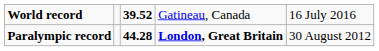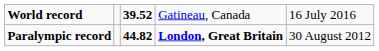(138, 35) 44.28 -> (138, 35) 44.82
